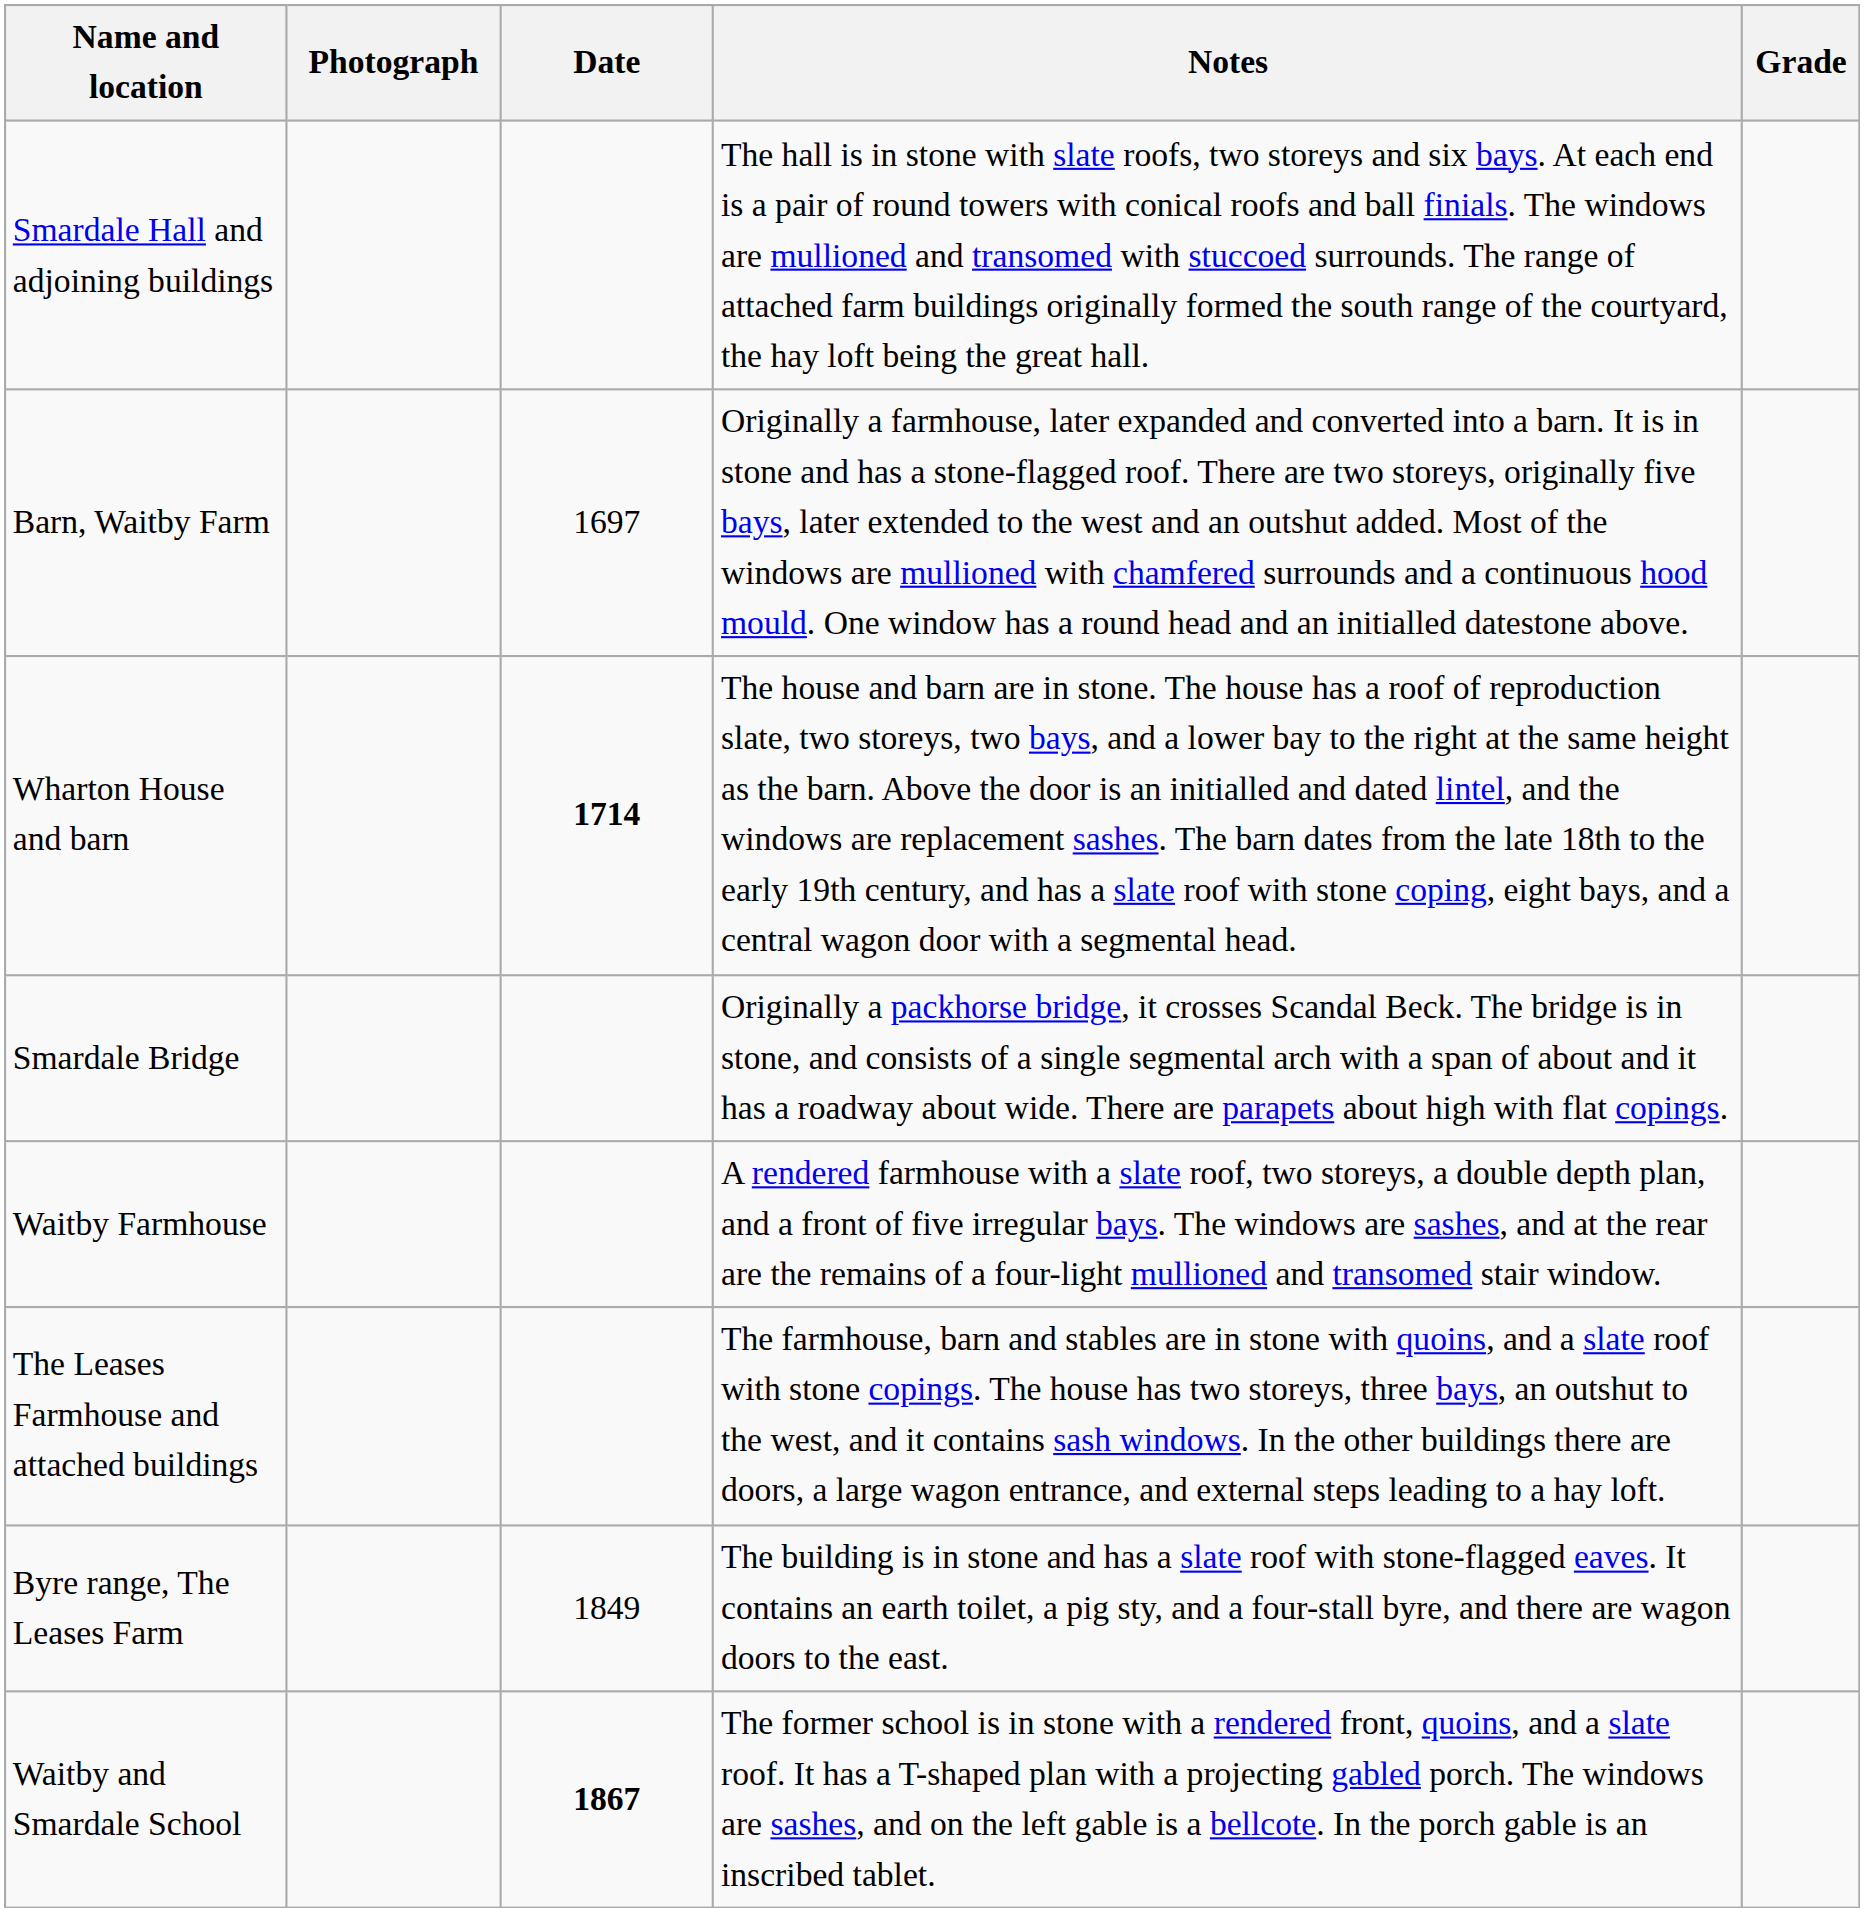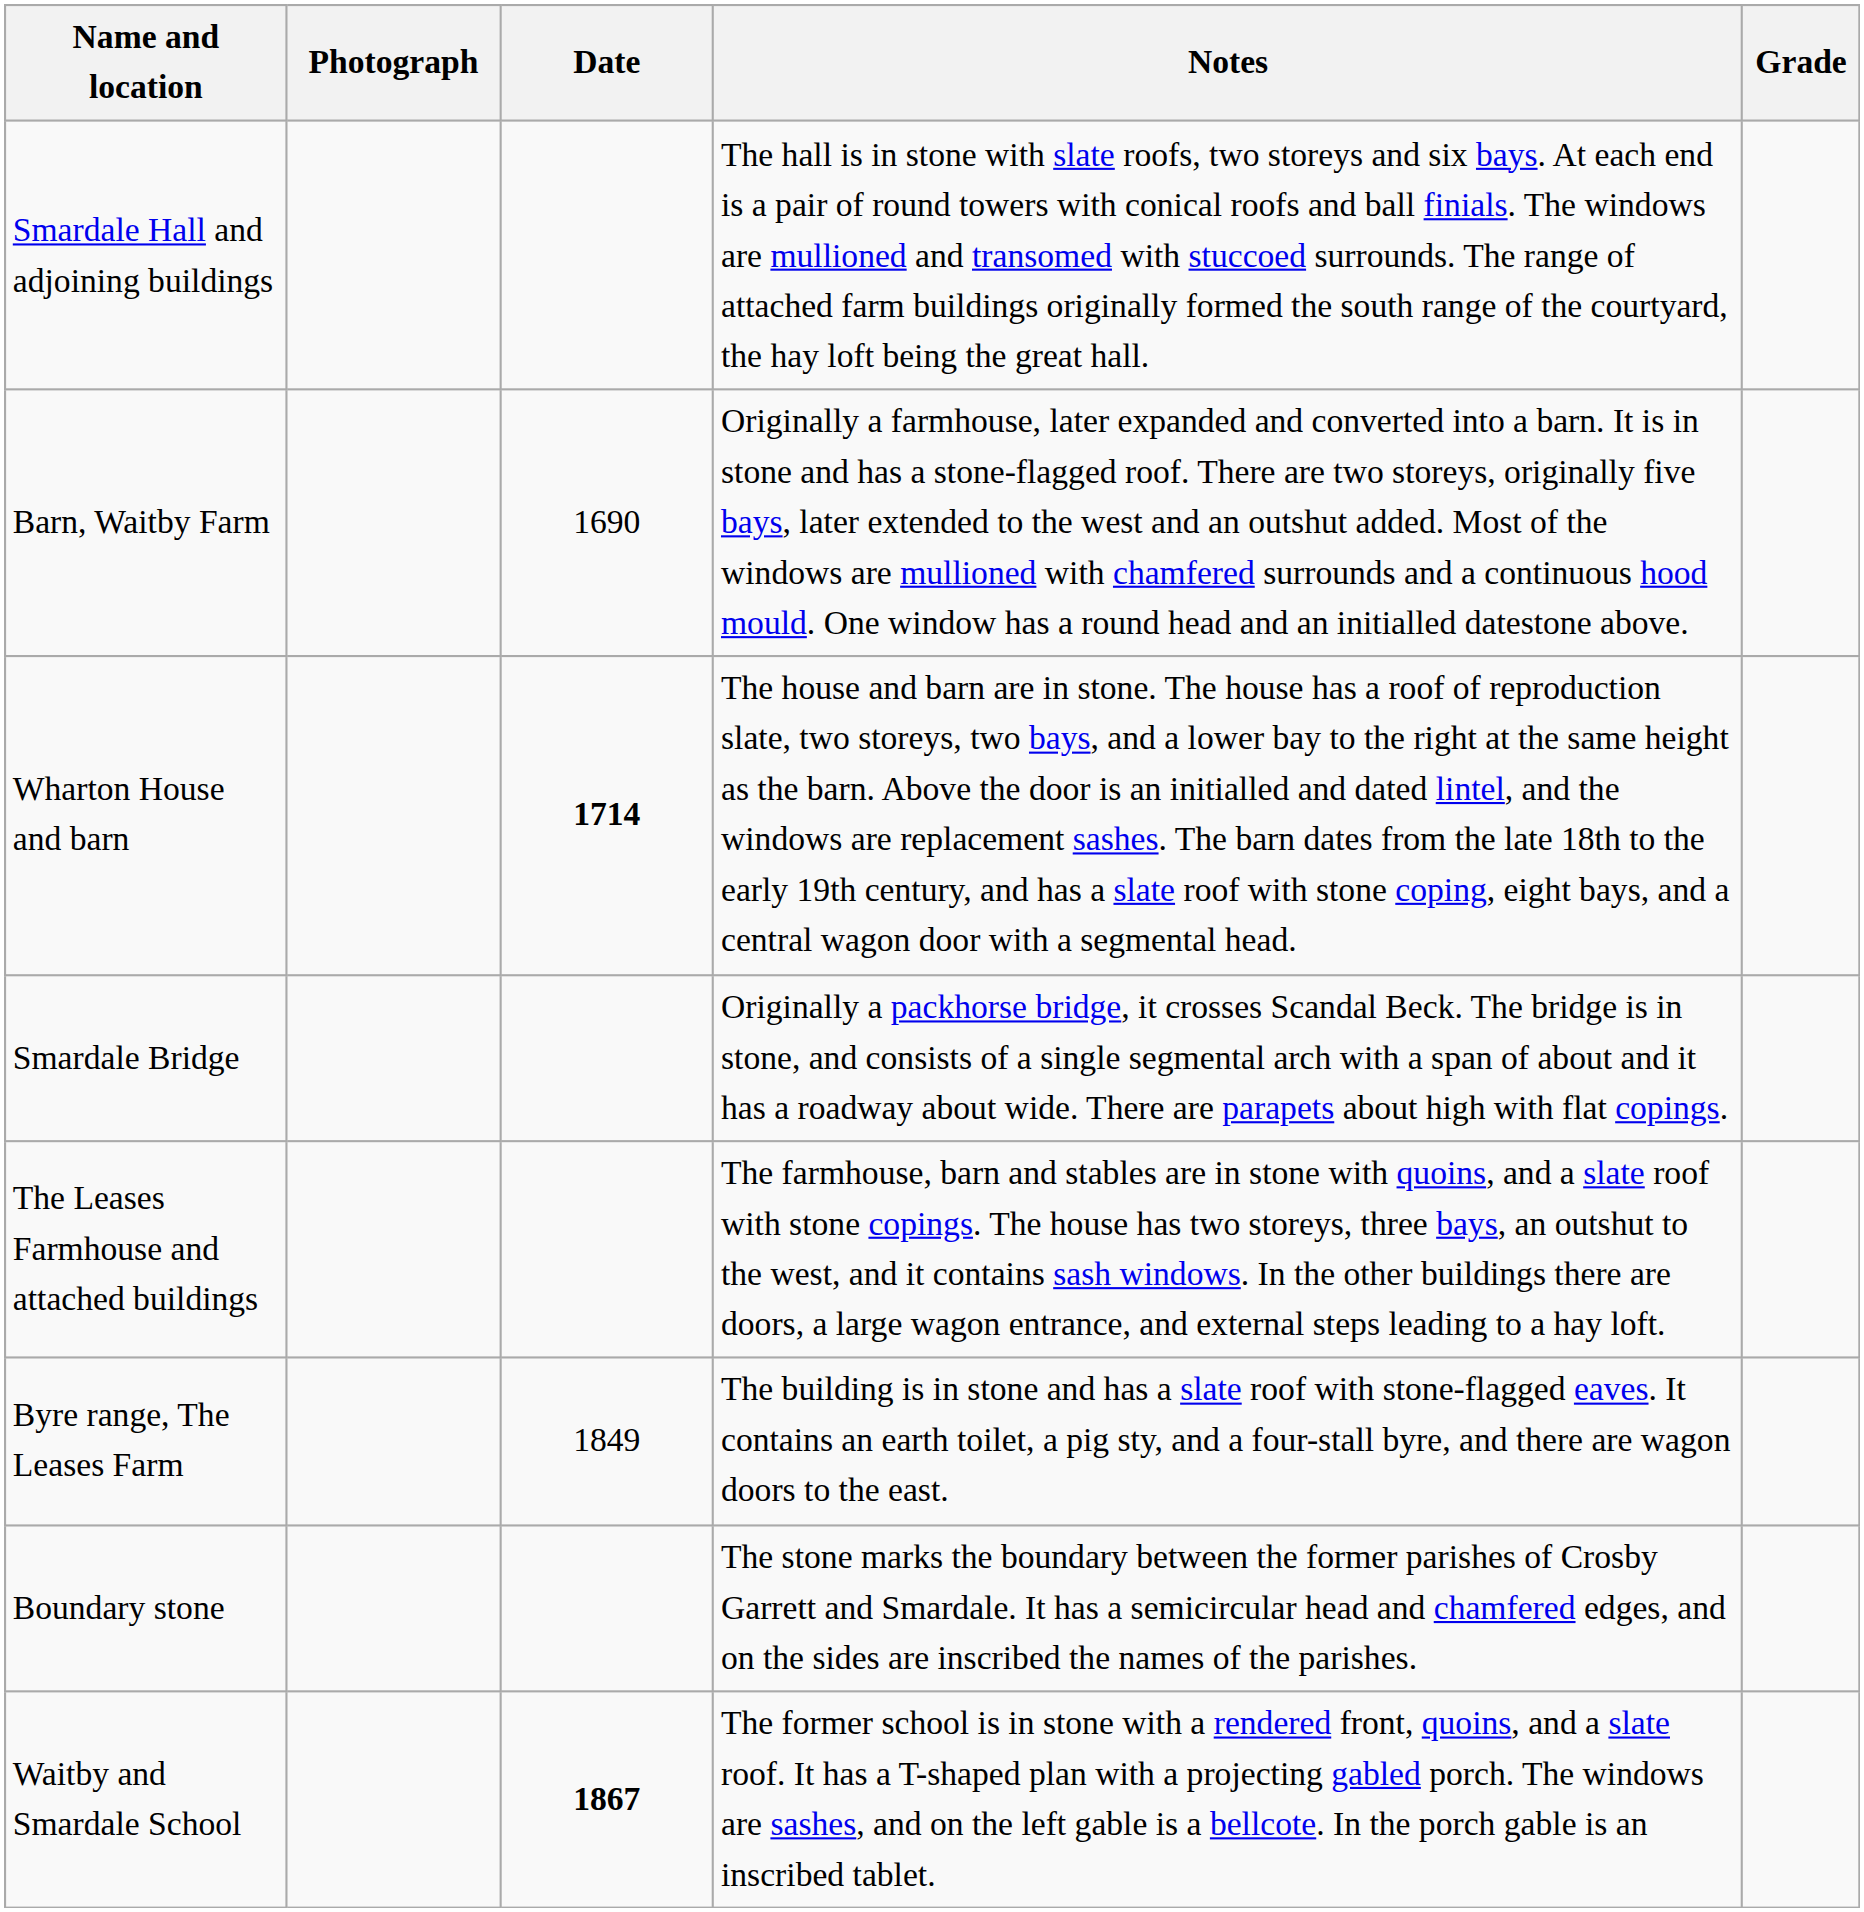(607, 522) 1697 -> (607, 522) 1690
- row: (140, 1223)
+ row: (119, 1607)
